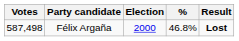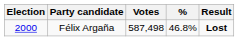columns swapped: (145, 12) <-> (25, 12)
